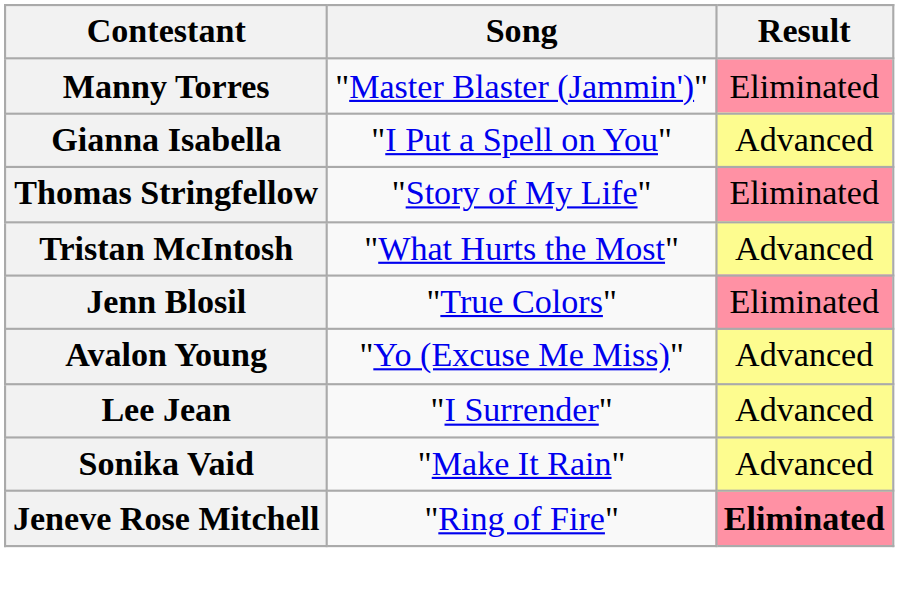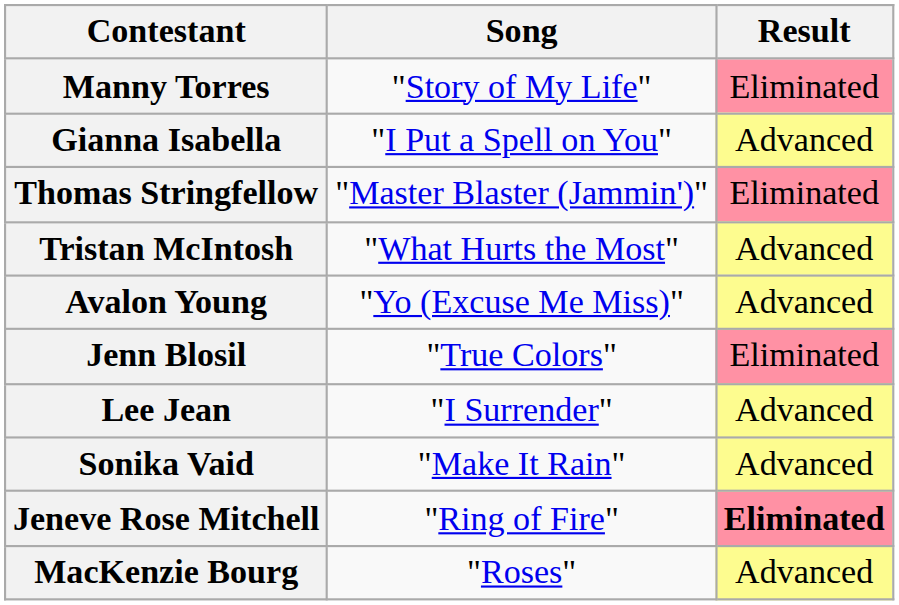(522, 85) "Master Blaster (Jammin')" -> (522, 85) "Story of My Life"
(522, 193) "Story of My Life" -> (522, 193) "Master Blaster (Jammin')"
rows swapped: (166, 355) <-> (166, 301)
+ row: (166, 572)
